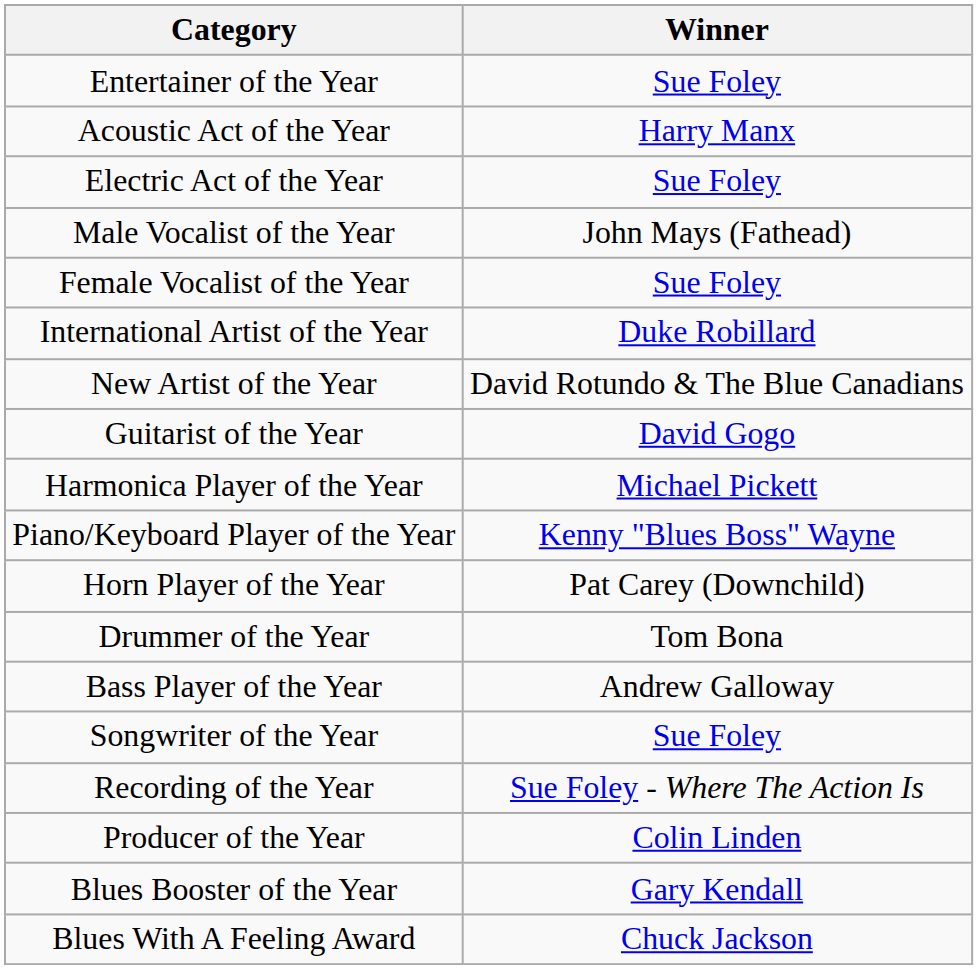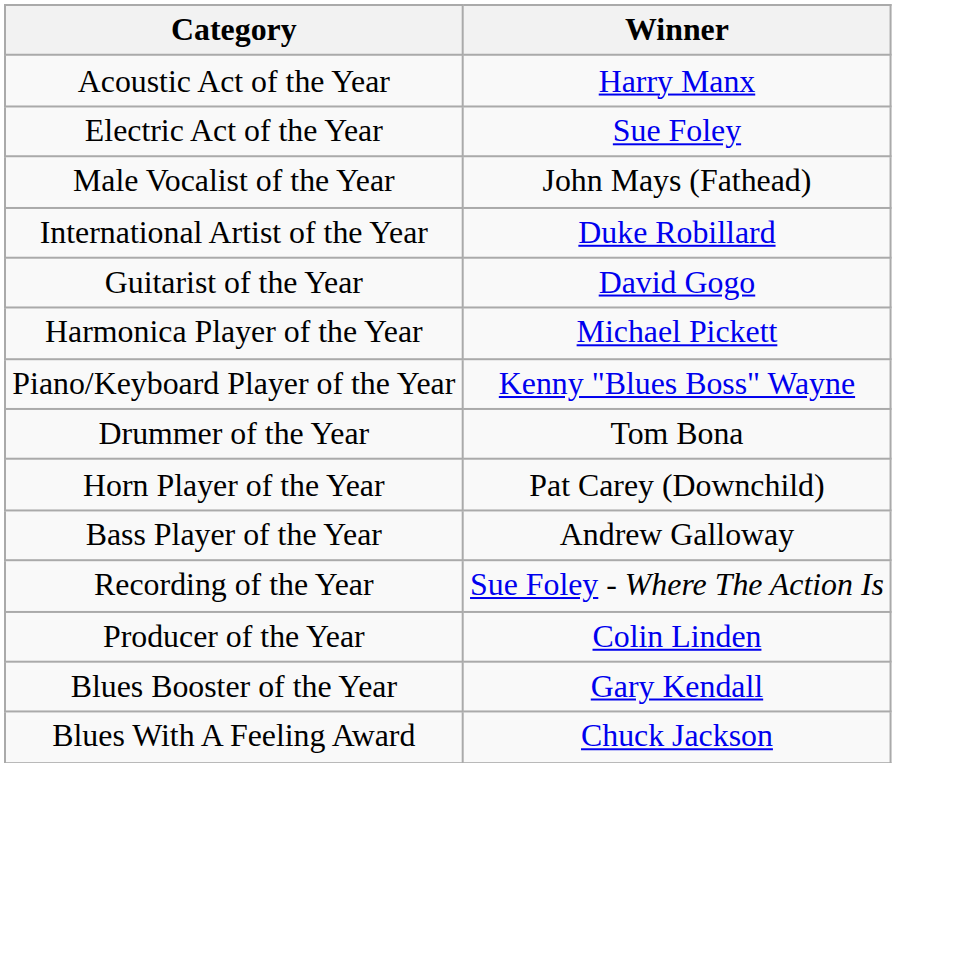- row: (234, 80)
- row: (234, 282)
- row: (234, 383)
rows swapped: (234, 585) <-> (234, 635)
- row: (234, 736)
